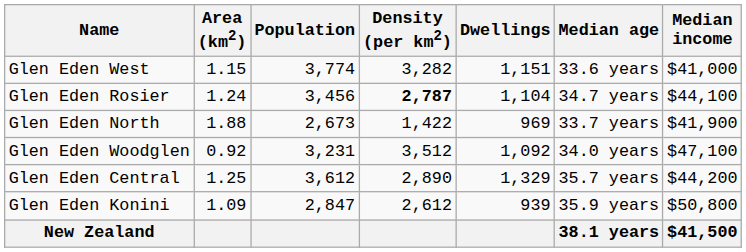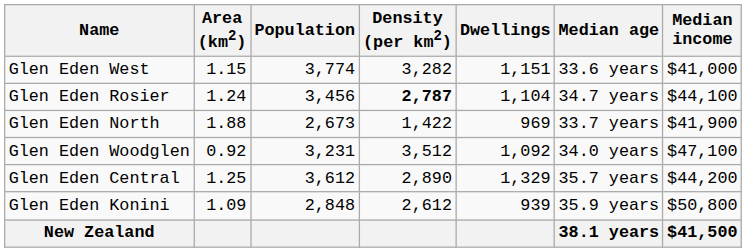(330, 206) 2,847 -> (330, 206) 2,848
